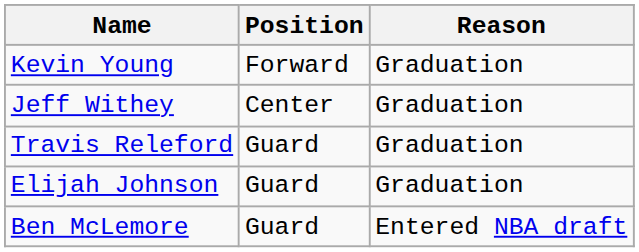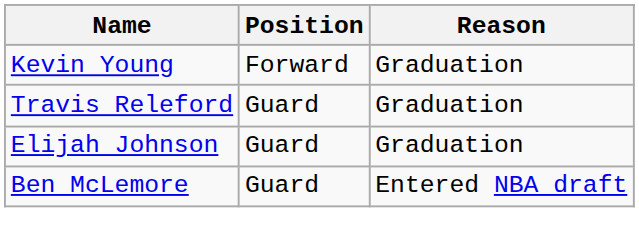- row: (92, 106)
